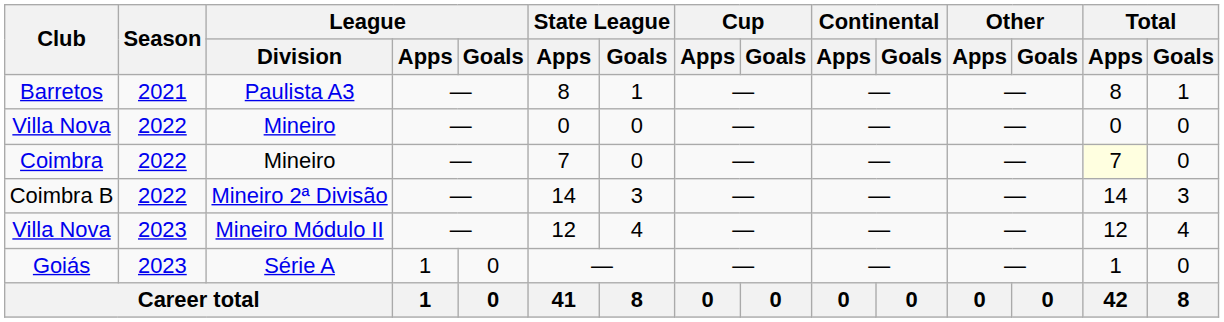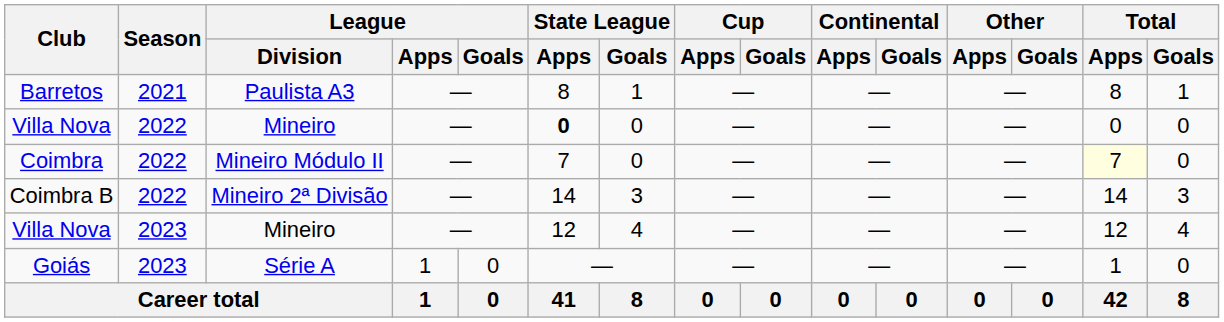(564, 126) normal -> (564, 126) bold
(300, 160) Mineiro -> (300, 160) Mineiro Módulo II
(300, 230) Mineiro Módulo II -> (300, 230) Mineiro
